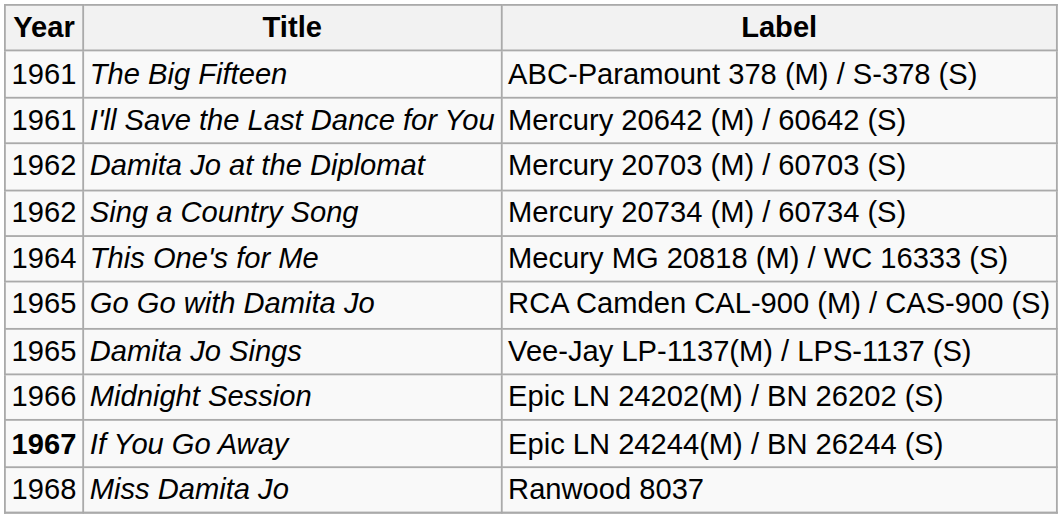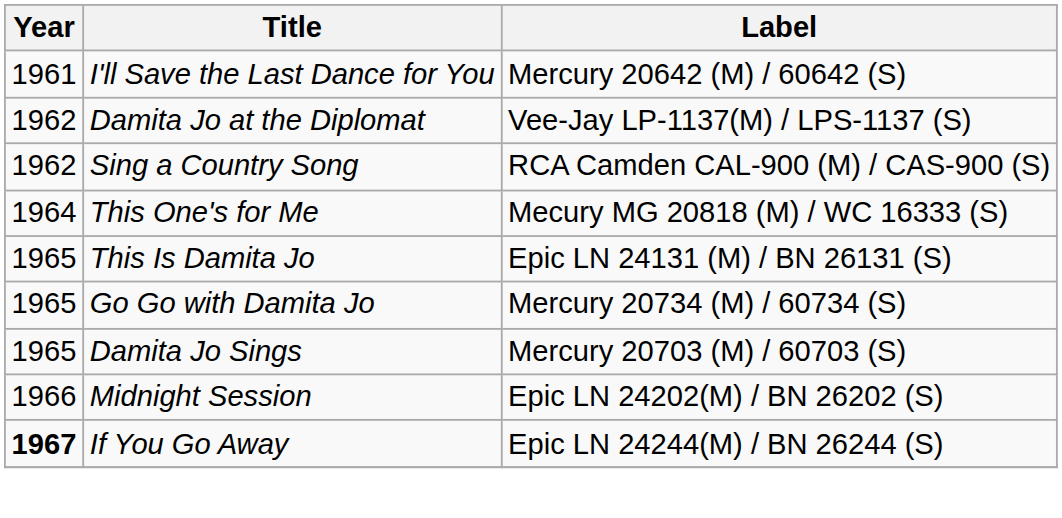- row: (189, 73)
(707, 166) Mercury 20703 (M) / 60703 (S) -> (740, 119) Vee-Jay LP-1137(M) / LPS-1137 (S)
(707, 212) Mercury 20734 (M) / 60734 (S) -> (779, 166) RCA Camden CAL-900 (M) / CAS-900 (S)
+ row: (202, 258)
(779, 304) RCA Camden CAL-900 (M) / CAS-900 (S) -> (707, 304) Mercury 20734 (M) / 60734 (S)
(740, 350) Vee-Jay LP-1137(M) / LPS-1137 (S) -> (707, 350) Mercury 20703 (M) / 60703 (S)
- row: (189, 489)
